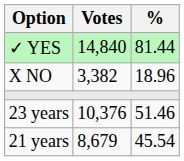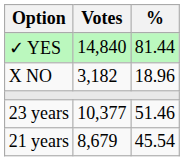(97, 76) 3,382 -> (97, 76) 3,182
(102, 113) 10,376 -> (102, 113) 10,377
